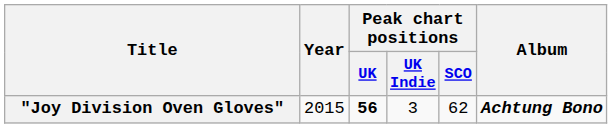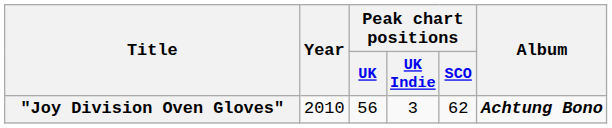(324, 109) 2015 -> (324, 109) 2010
(368, 109) bold -> (368, 109) normal
